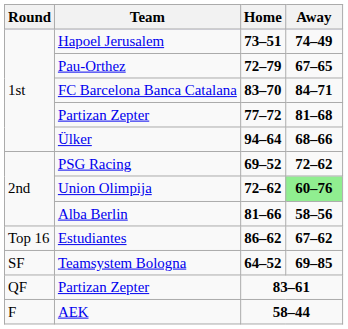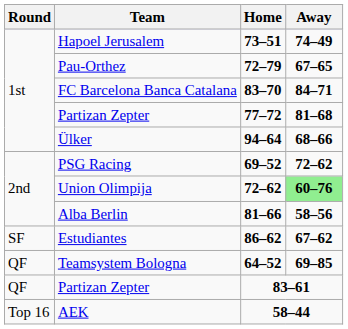(29, 238) Top 16 -> (16, 238) SF
(16, 262) SF -> (17, 262) QF
(12, 311) F -> (29, 311) Top 16
